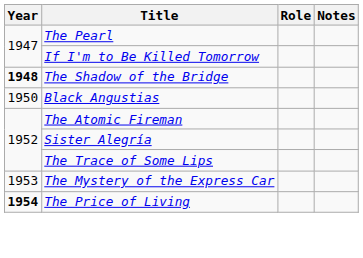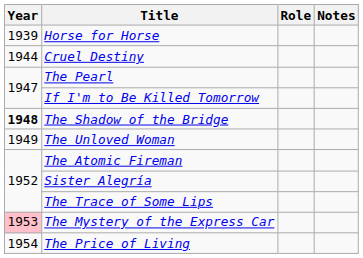+ row: (102, 36)
+ row: (94, 56)
+ row: (109, 139)
- row: (102, 98)
(23, 181) no background -> (23, 223) pink background
(23, 202) bold -> (23, 243) normal
